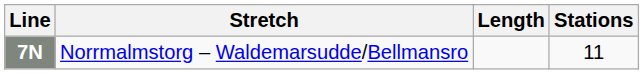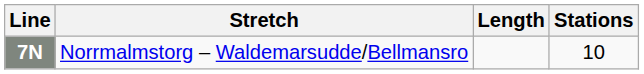(594, 52) 11 -> (594, 52) 10
